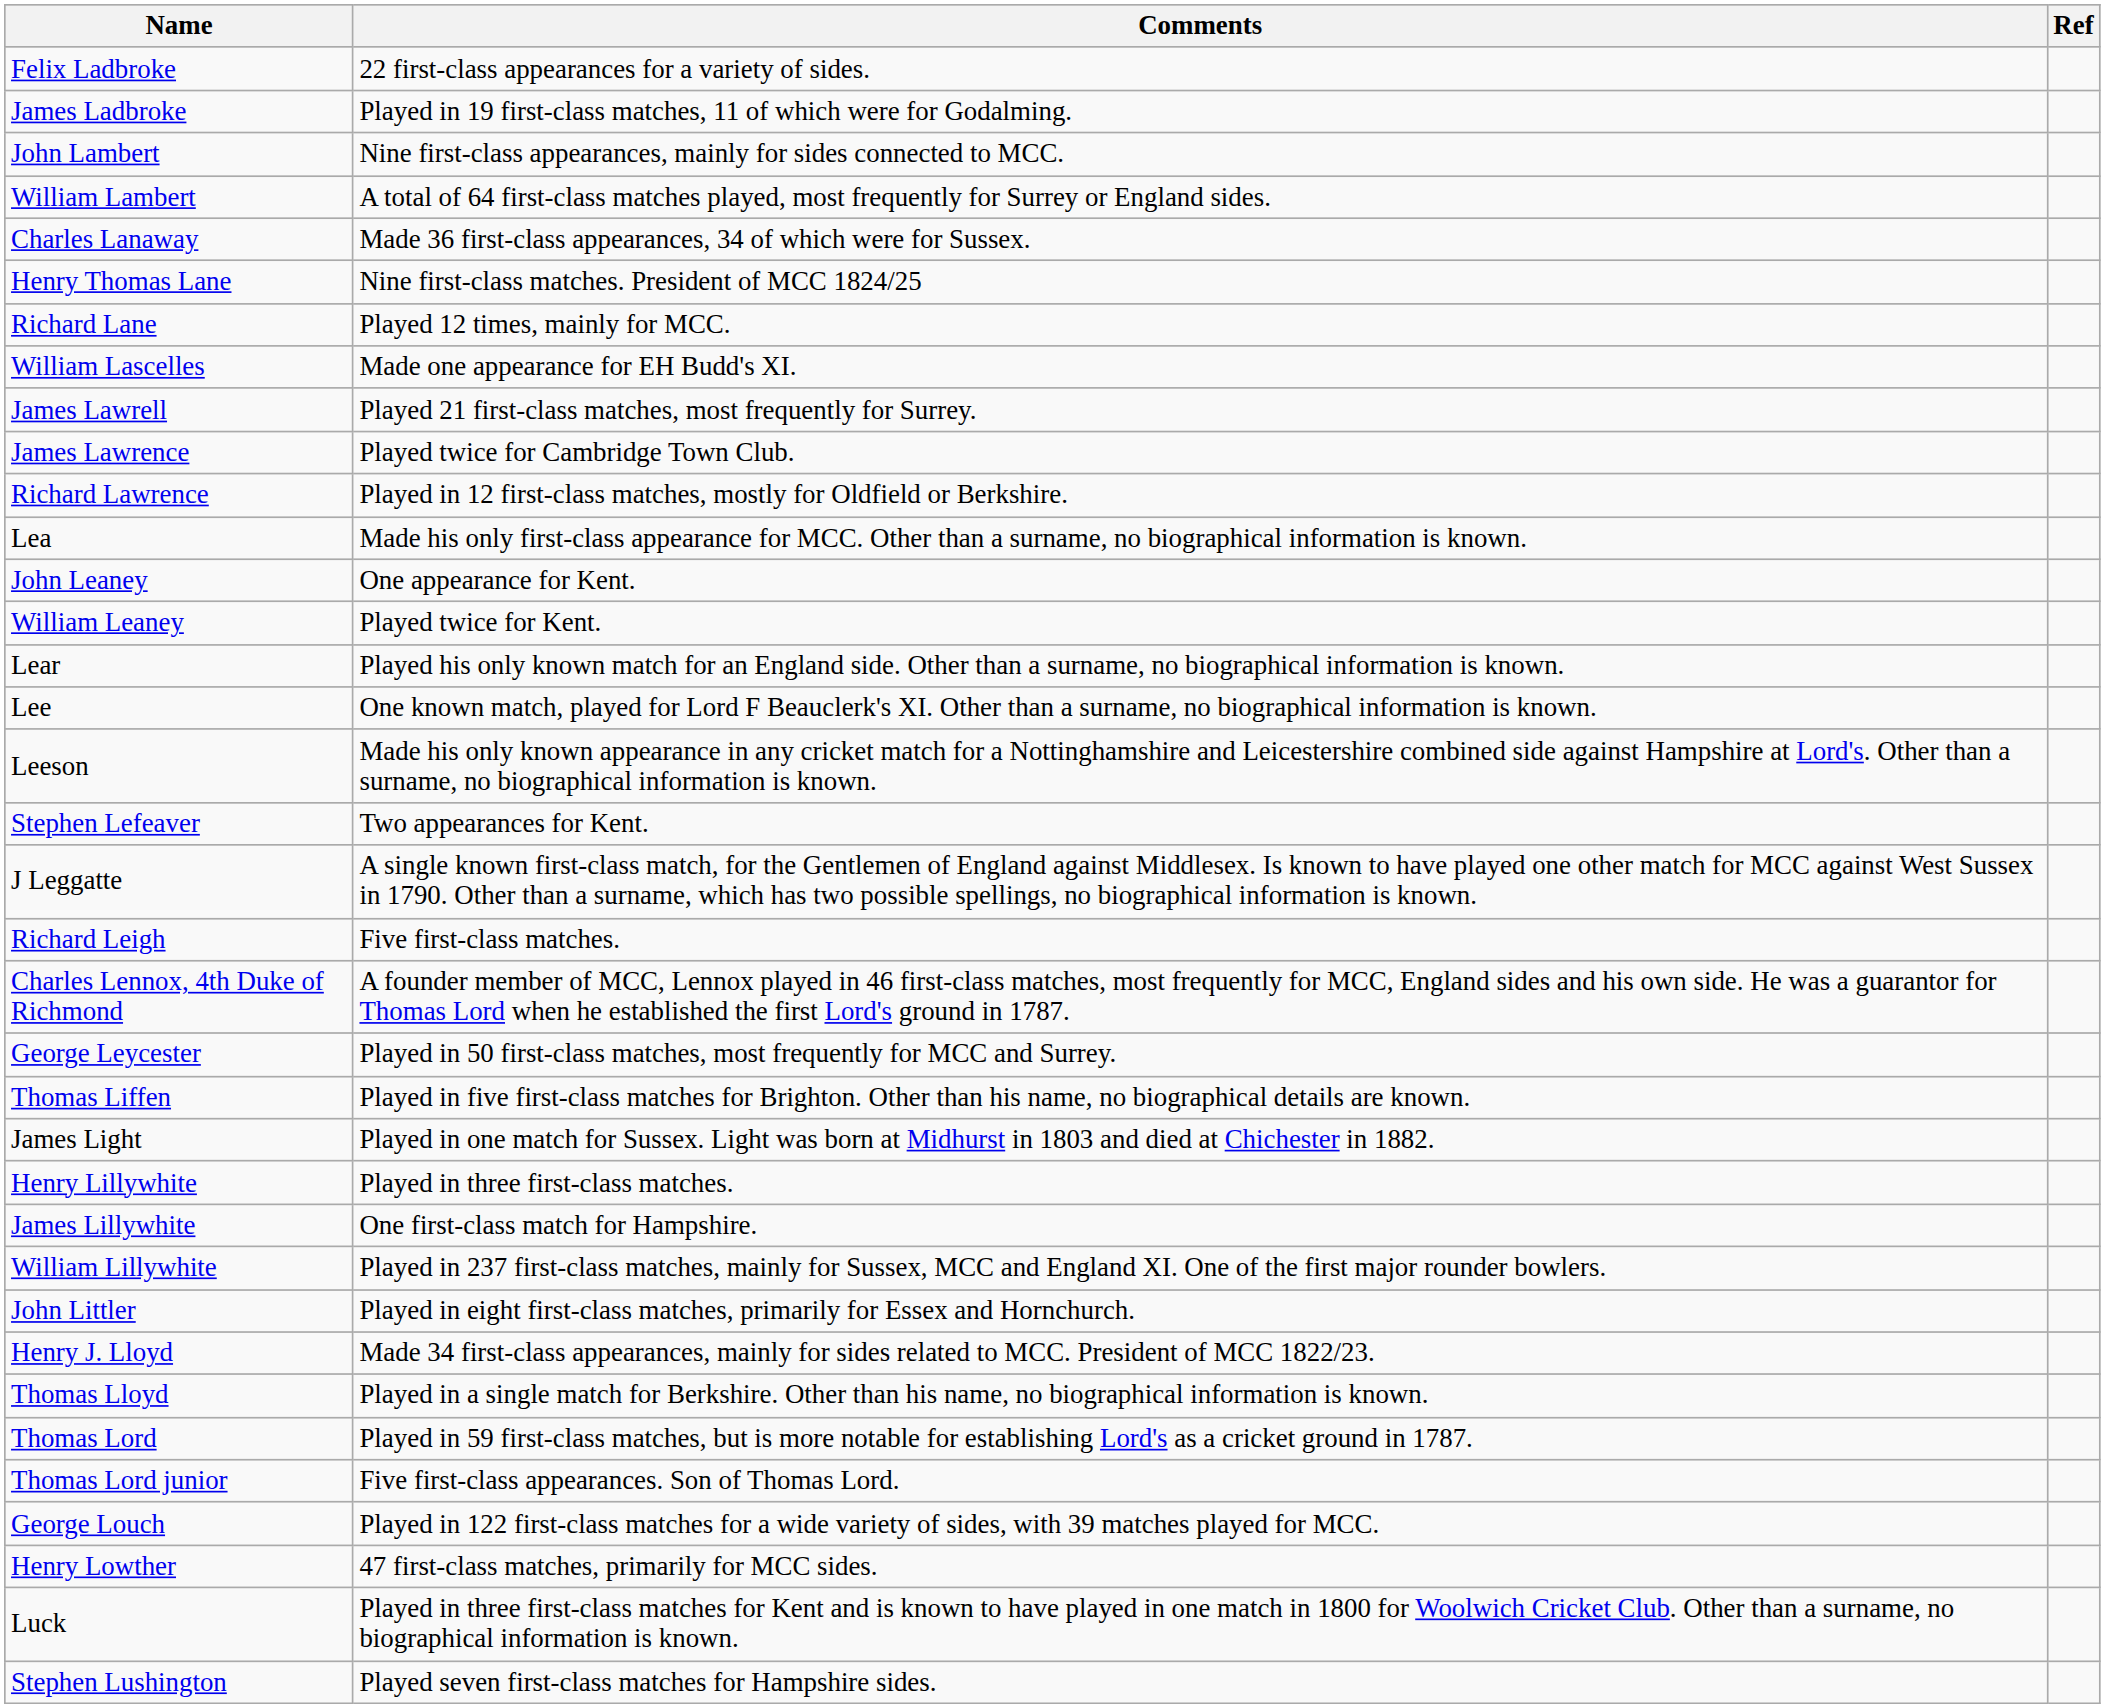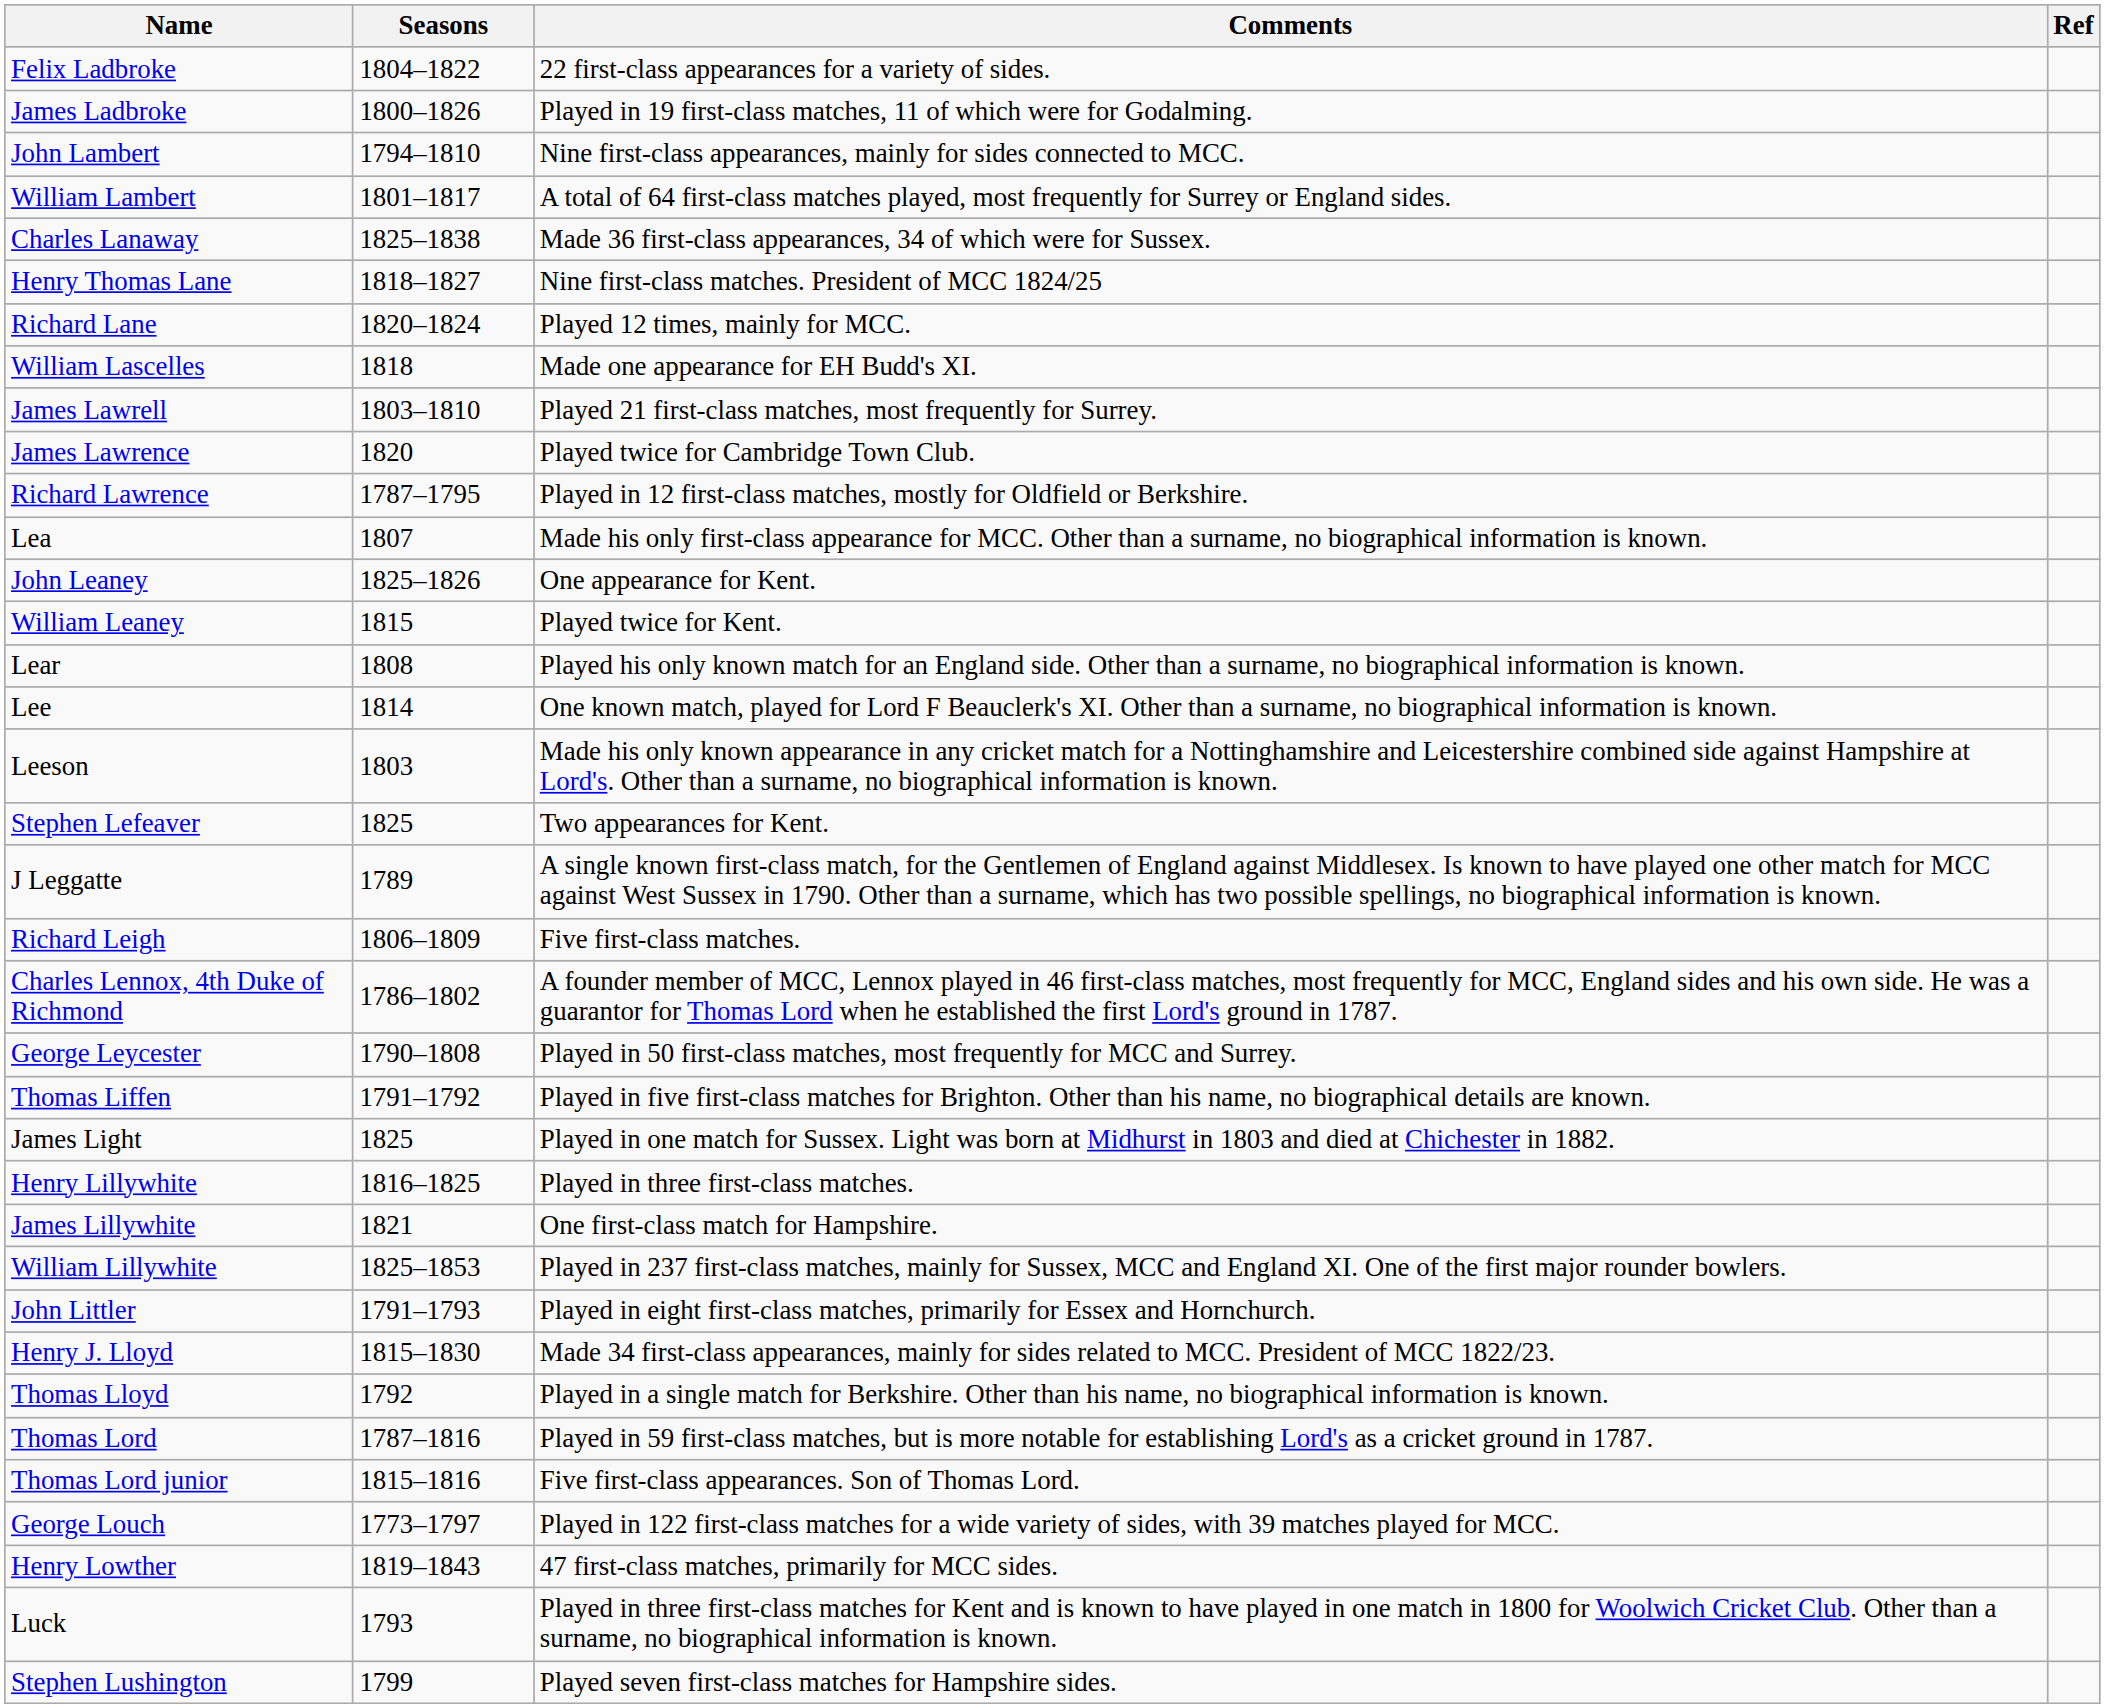+ column: (443, 25)
